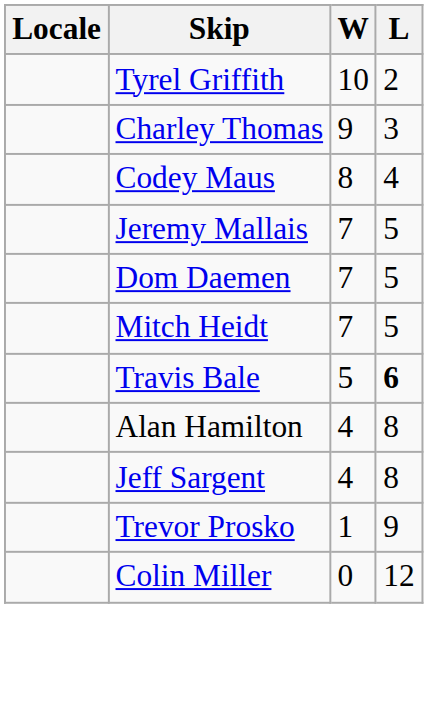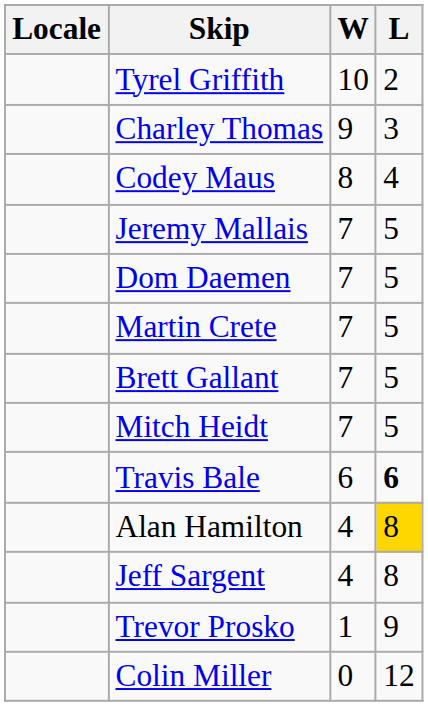+ row: (196, 327)
+ row: (197, 377)
(345, 377) 5 -> (345, 476) 6
(391, 427) no background -> (391, 526) gold background
